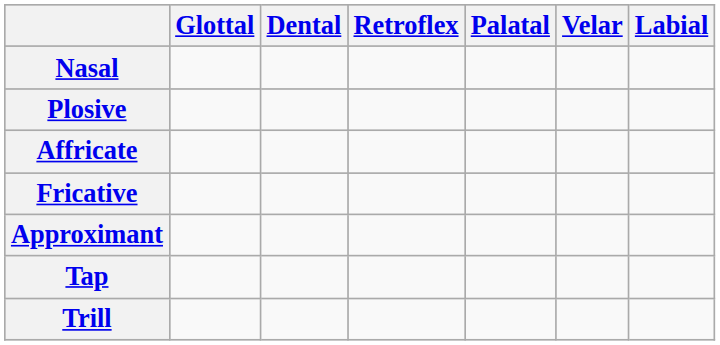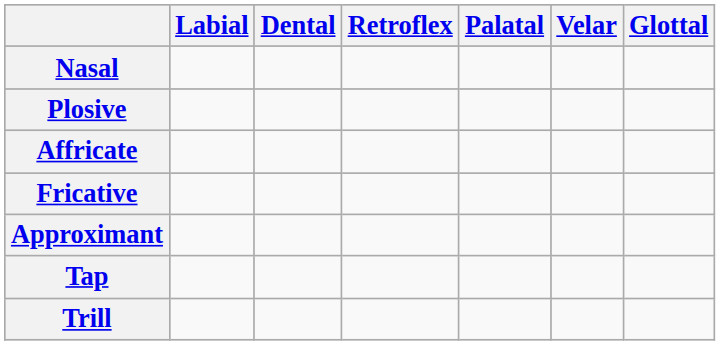columns swapped: (672, 25) <-> (215, 25)
